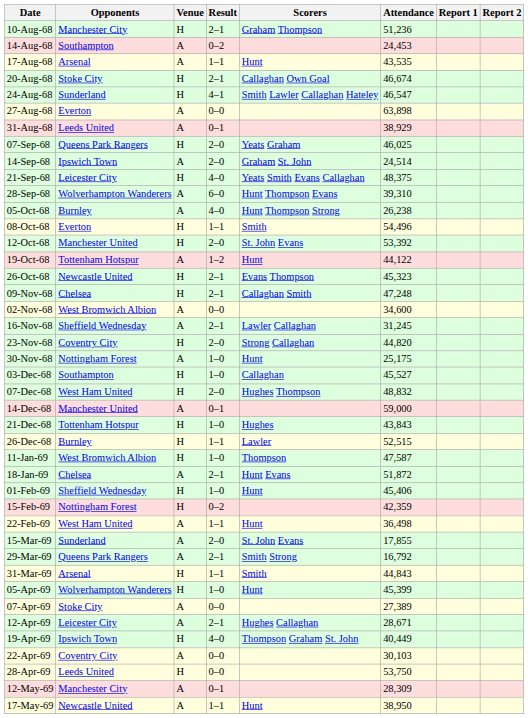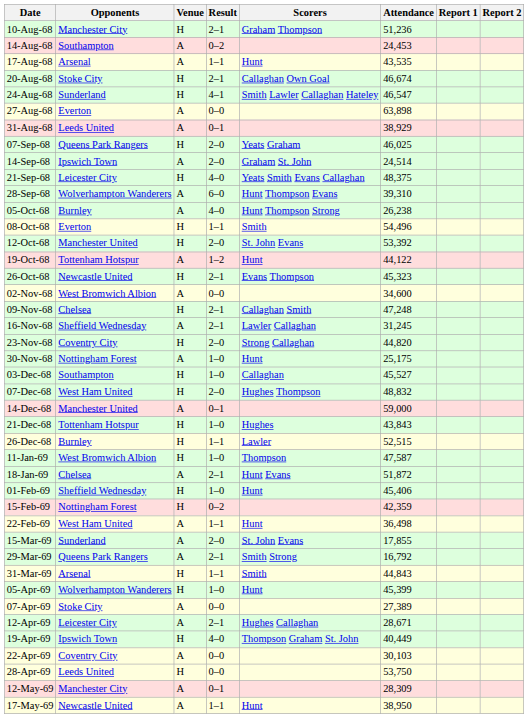rows swapped: (30, 309) <-> (30, 293)
